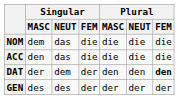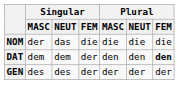(36, 42) dem -> (36, 42) der
- row: (15, 57)
(36, 72) der -> (36, 57) dem
